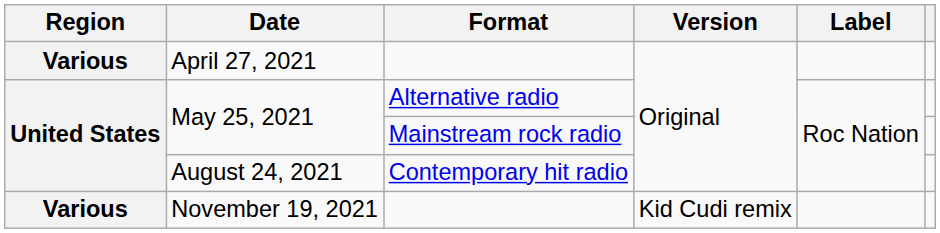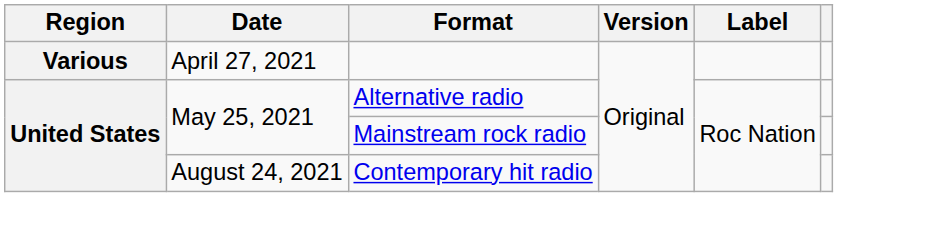- row: (275, 209)
